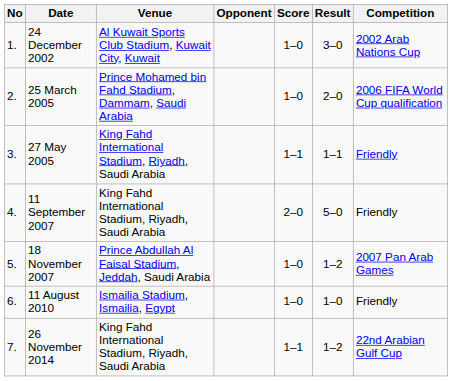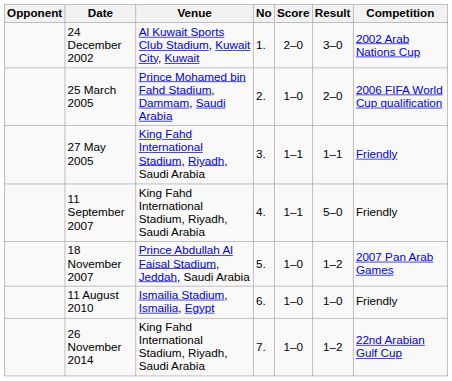columns swapped: (15, 13) <-> (244, 13)
(293, 45) 1–0 -> (293, 45) 2–0
(293, 212) 2–0 -> (293, 212) 1–1
(293, 347) 1–1 -> (293, 347) 1–0
